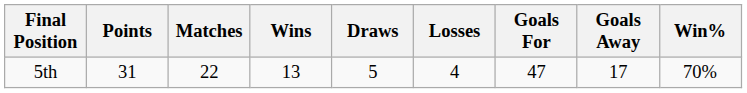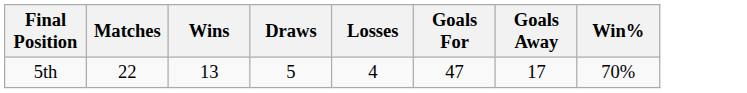- column: (127, 30)
